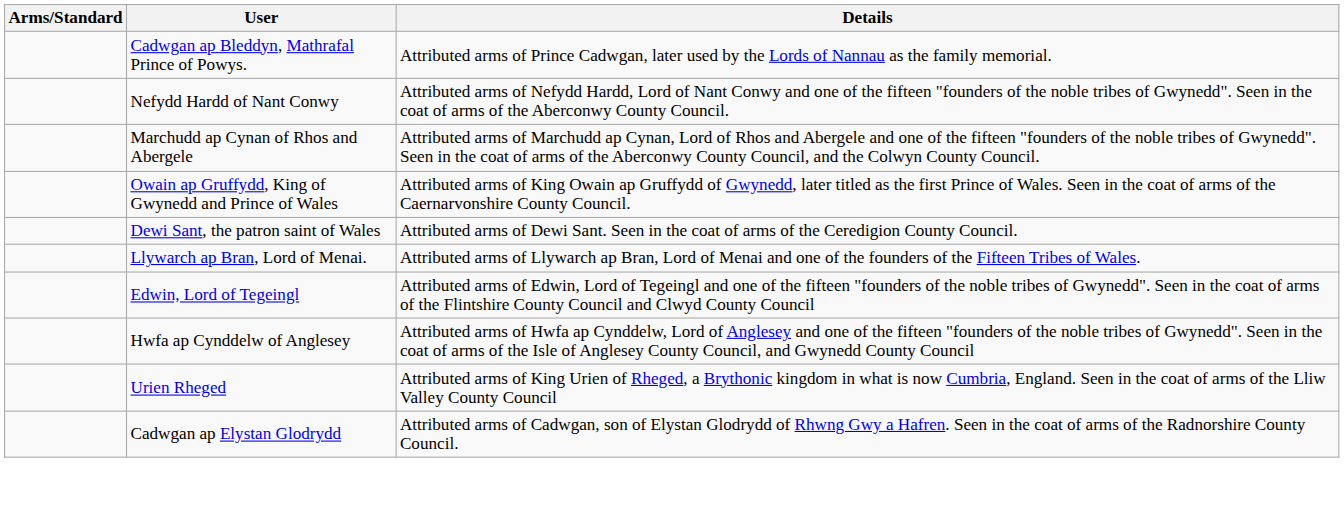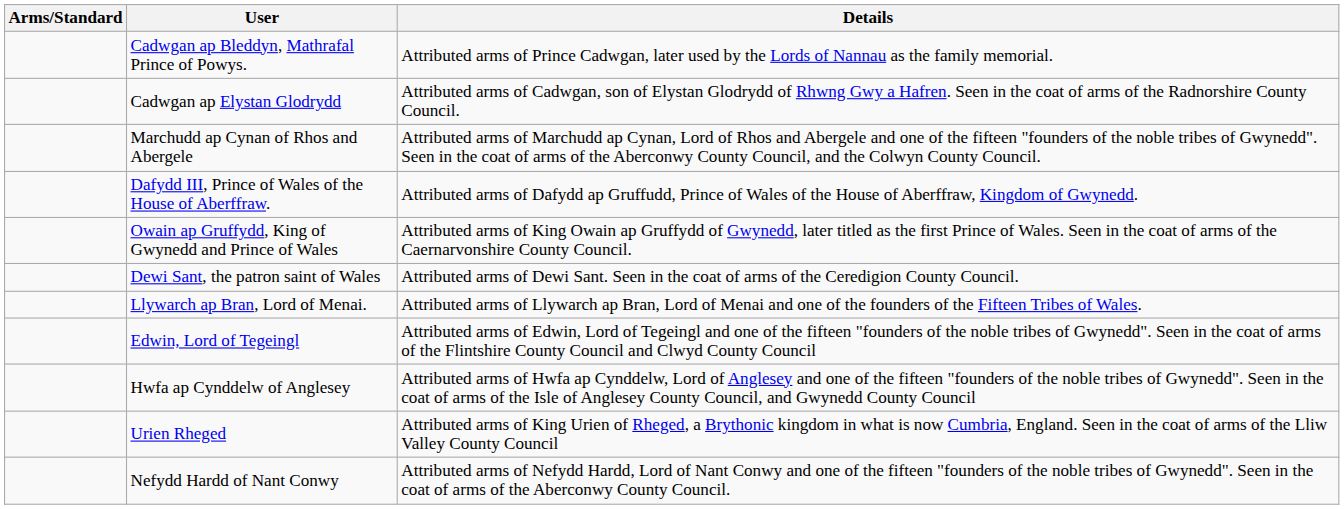rows swapped: (235, 101) <-> (236, 434)
+ row: (247, 194)
